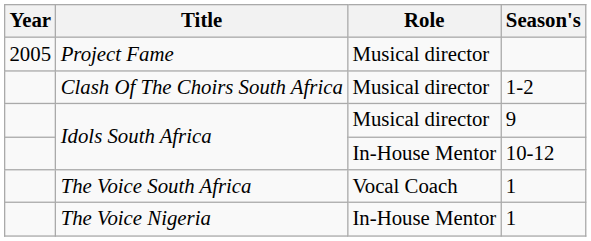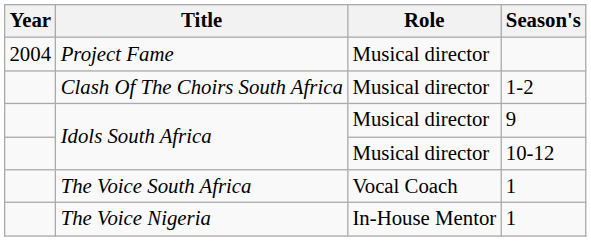(30, 53) 2005 -> (30, 53) 2004
(424, 152) In-House Mentor -> (421, 152) Musical director
